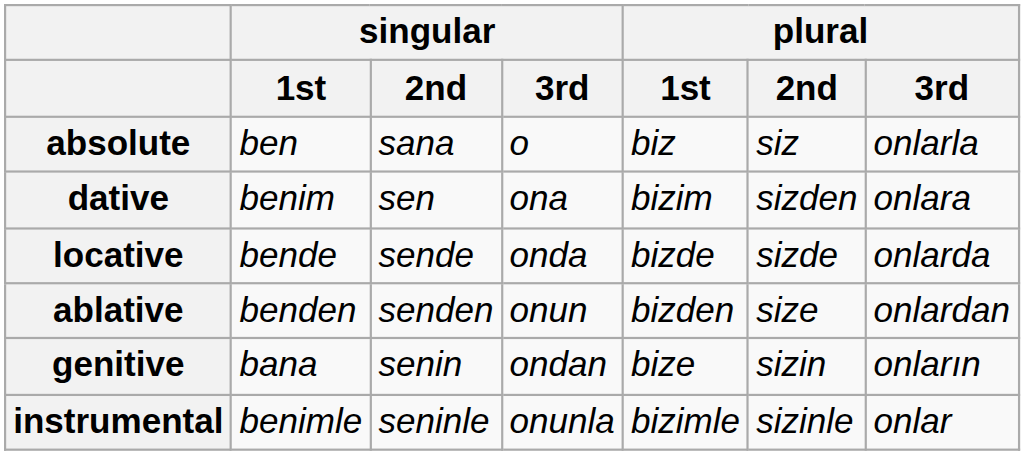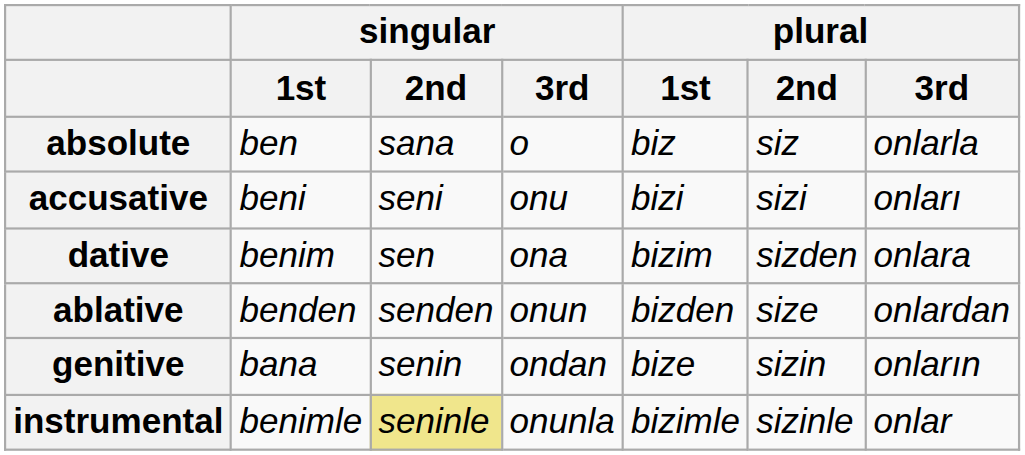+ row: (118, 198)
- row: (118, 254)
(434, 421) no background -> (434, 421) khaki background
